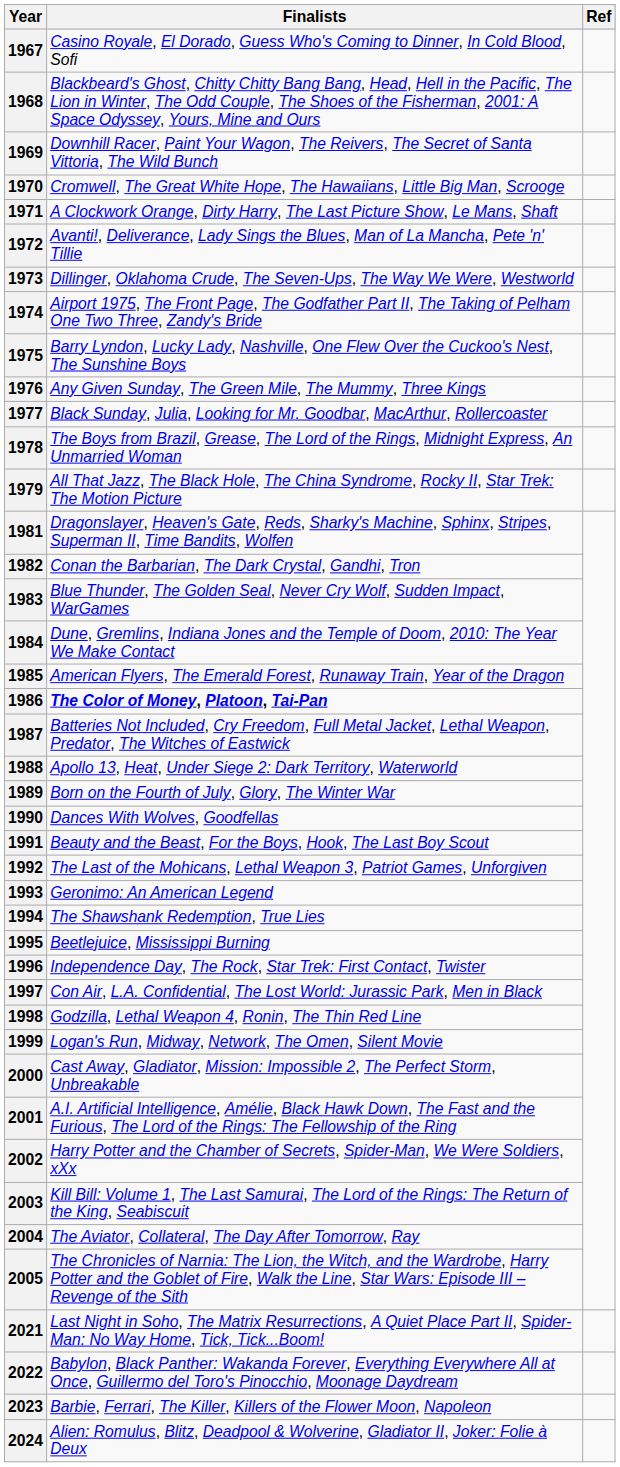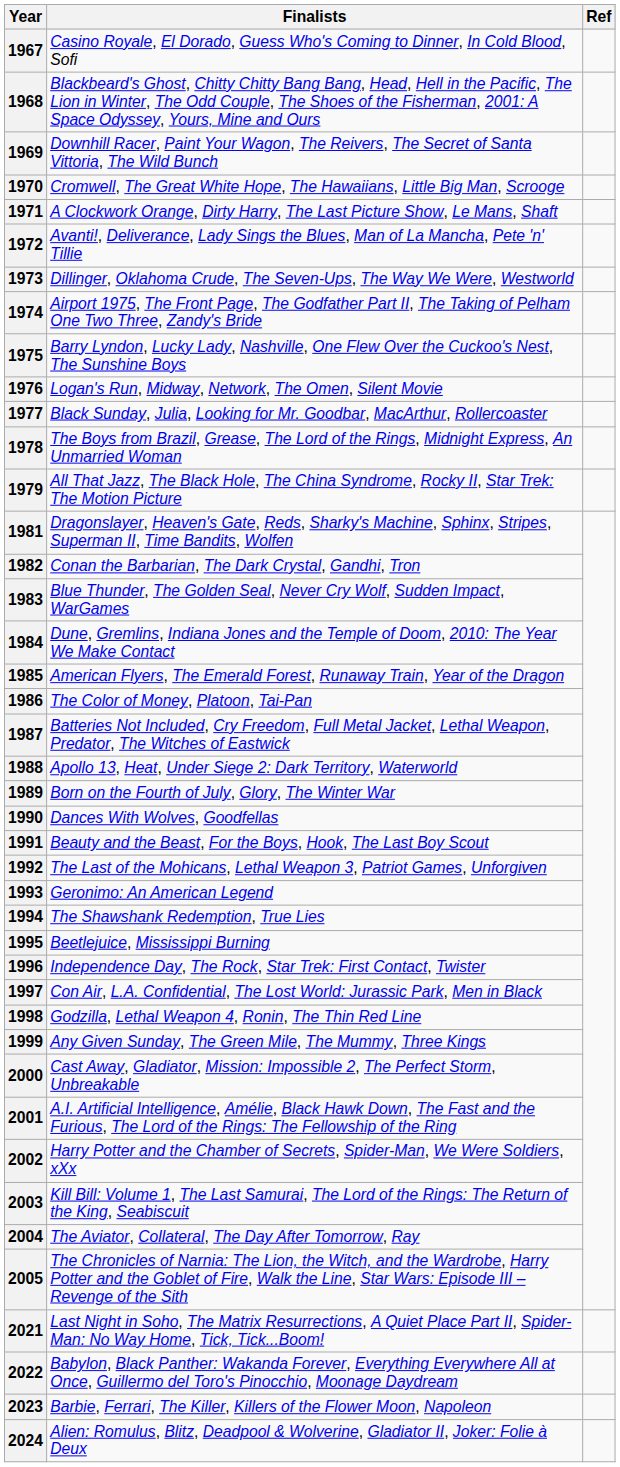(268, 389) Any Given Sunday, The Green Mile, The Mummy, Three Kings -> (246, 389) Logan's Run, Midway, Network, The Omen, Silent Movie
(189, 701) bold -> (181, 701) normal
(246, 1042) Logan's Run, Midway, Network, The Omen, Silent Movie -> (268, 1042) Any Given Sunday, The Green Mile, The Mummy, Three Kings
